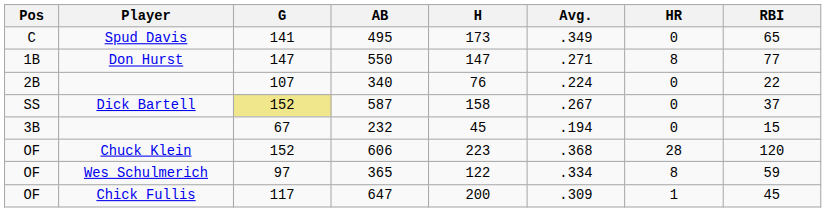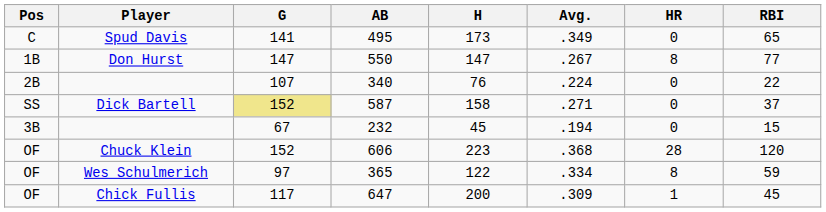(576, 61) .271 -> (576, 61) .267
(576, 106) .267 -> (576, 106) .271
